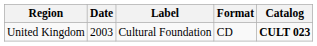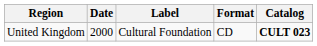(102, 31) 2003 -> (102, 31) 2000
